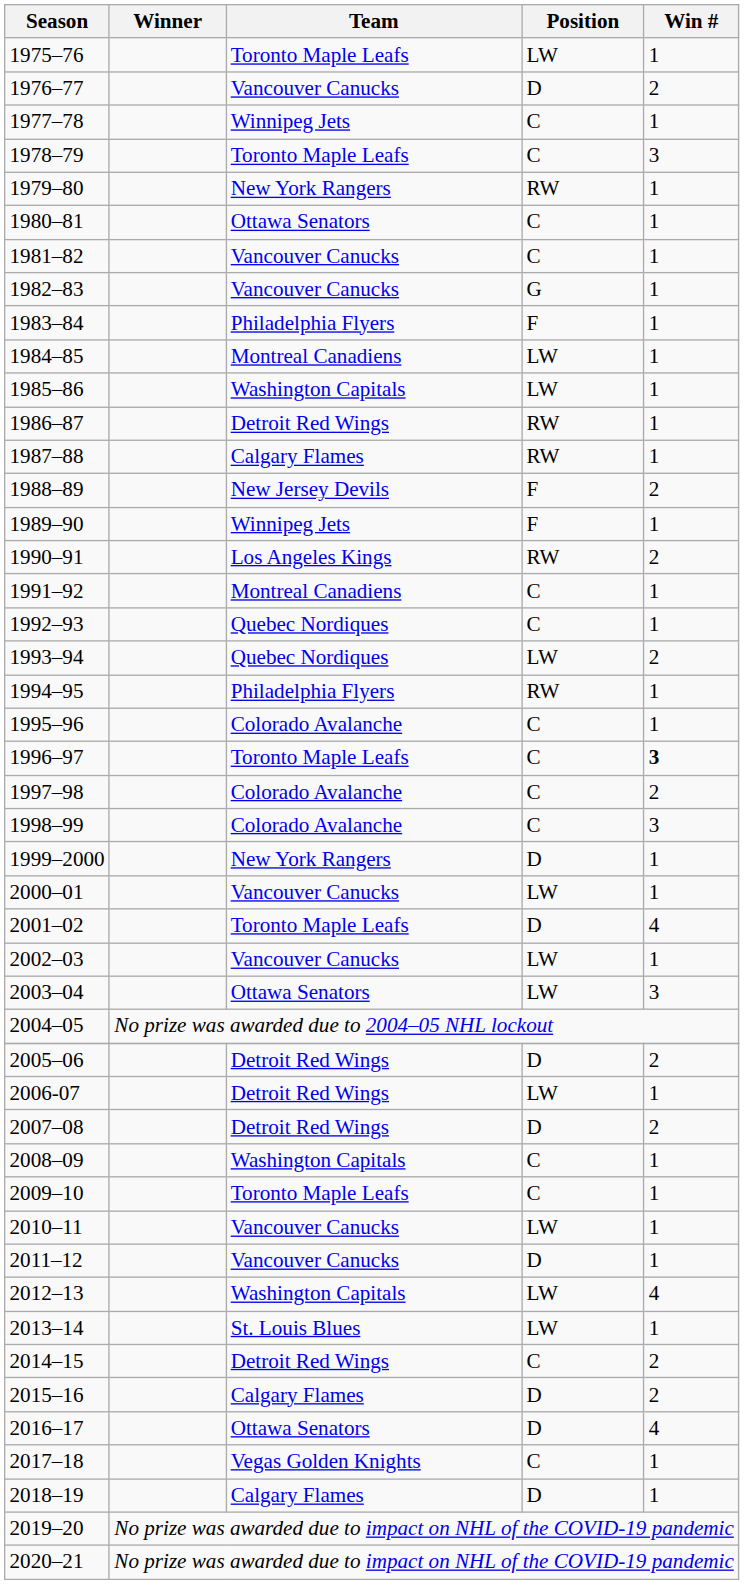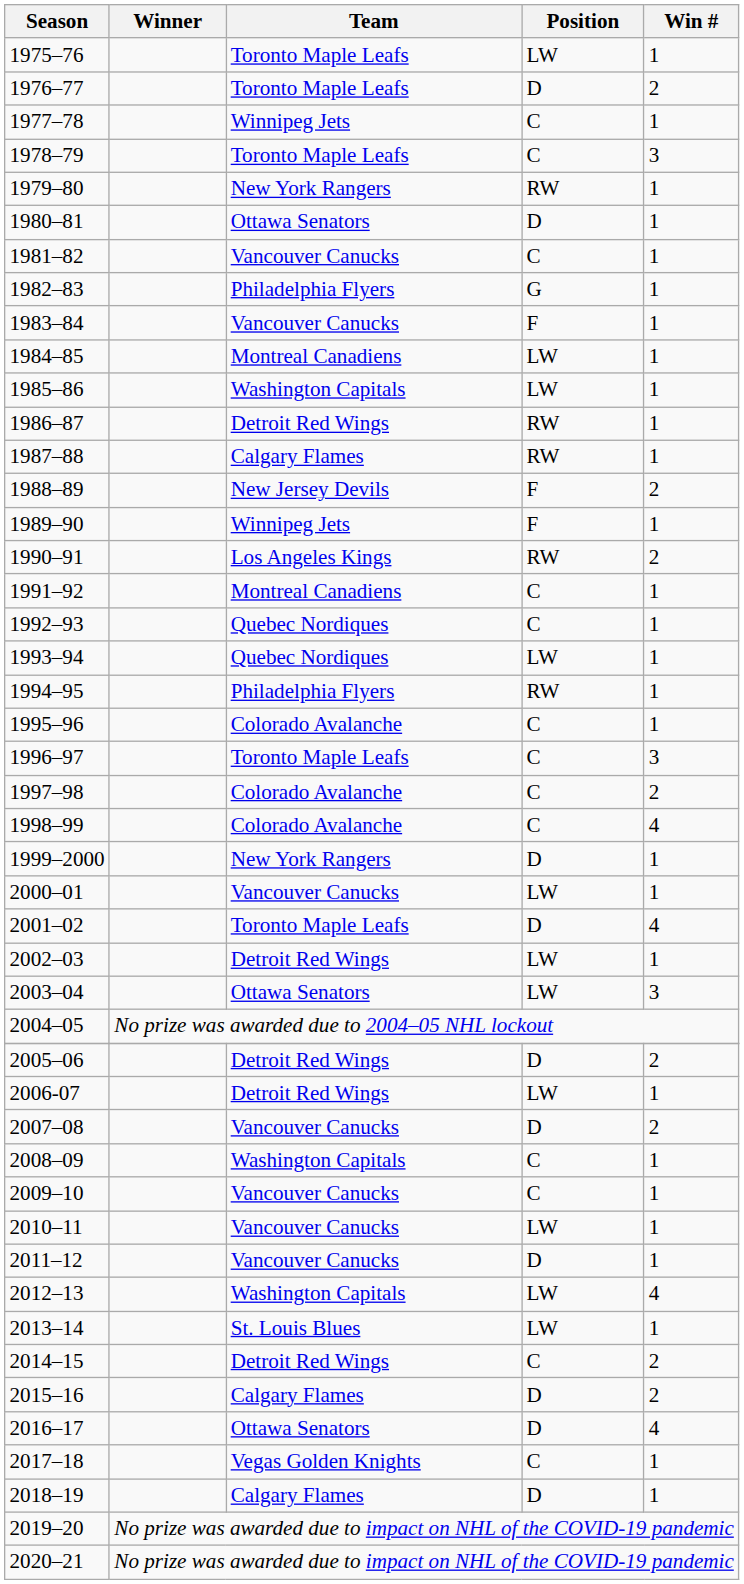(315, 88) Vancouver Canucks -> (320, 88) Toronto Maple Leafs
(534, 222) C -> (534, 222) D
(315, 289) Vancouver Canucks -> (313, 289) Philadelphia Flyers
(313, 322) Philadelphia Flyers -> (315, 322) Vancouver Canucks
(654, 657) 2 -> (654, 657) 1
(654, 758) bold -> (654, 758) normal
(654, 825) 3 -> (654, 825) 4
(315, 959) Vancouver Canucks -> (310, 959) Detroit Red Wings
(310, 1126) Detroit Red Wings -> (315, 1126) Vancouver Canucks
(320, 1193) Toronto Maple Leafs -> (315, 1193) Vancouver Canucks
